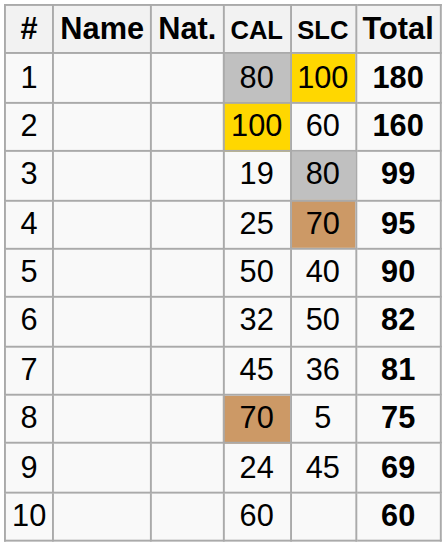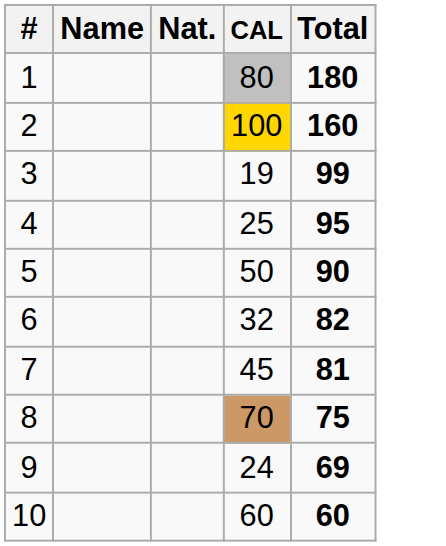- column: (323, 30)
